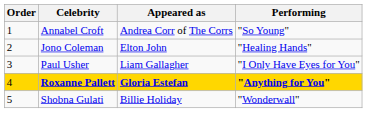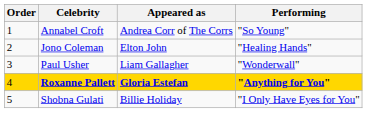(299, 64) "I Only Have Eyes for You" -> (269, 64) "Wonderwall"
(269, 99) "Wonderwall" -> (299, 99) "I Only Have Eyes for You"
